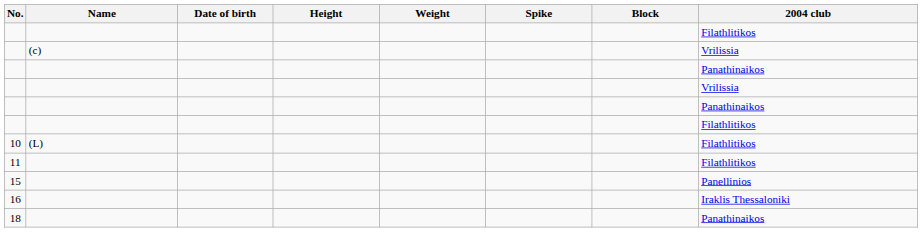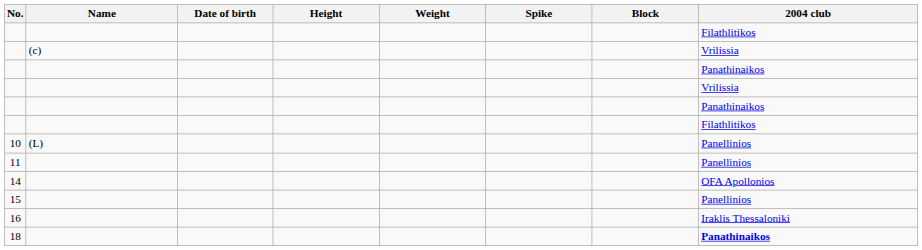(728, 143) Filathlitikos -> (726, 143) Panellinios
(728, 162) Filathlitikos -> (726, 162) Panellinios
+ row: (15, 180)
(733, 217) normal -> (736, 236) bold
